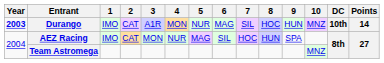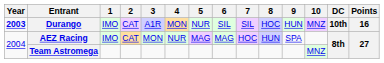(224, 24) MAG -> (224, 24) SIL
(364, 24) 14 -> (364, 24) 16
(224, 38) SIL -> (224, 38) MAG
